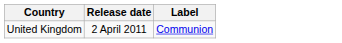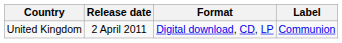+ column: (215, 12)
